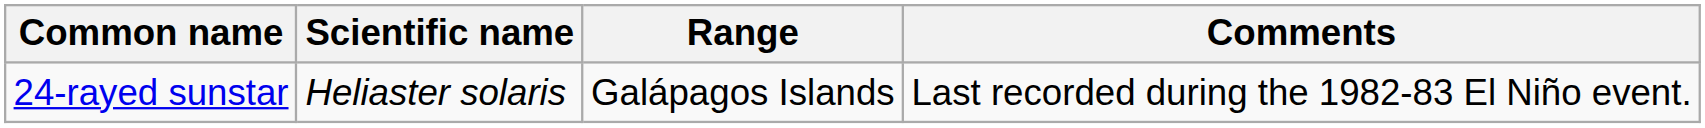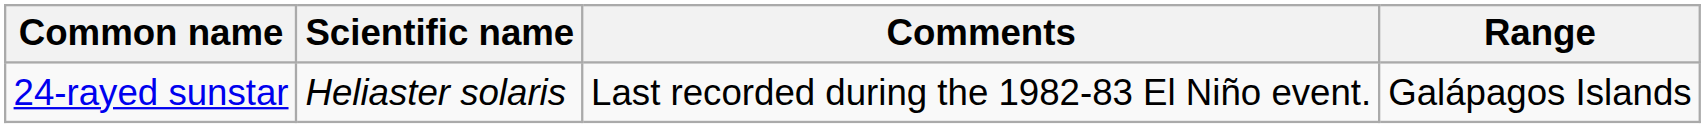columns swapped: (743, 33) <-> (1302, 33)
